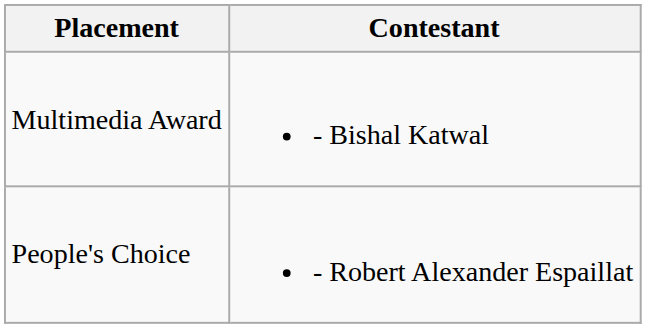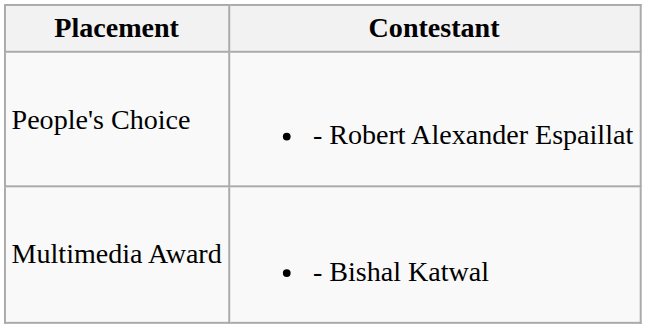rows swapped: (117, 118) <-> (101, 254)
